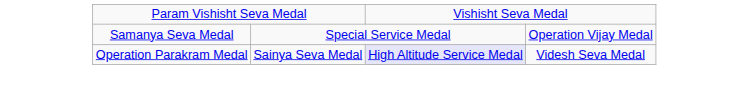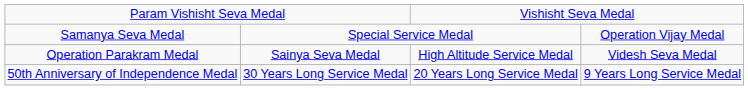(445, 54) lavender background -> (496, 54) no background
+ row: (122, 74)
